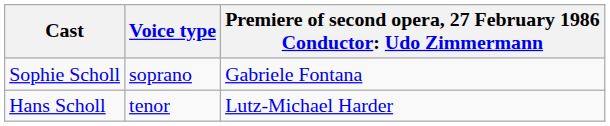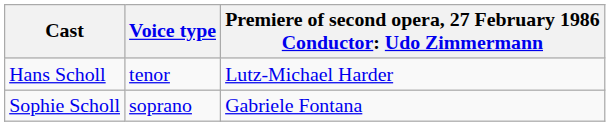rows swapped: (57, 105) <-> (65, 74)
